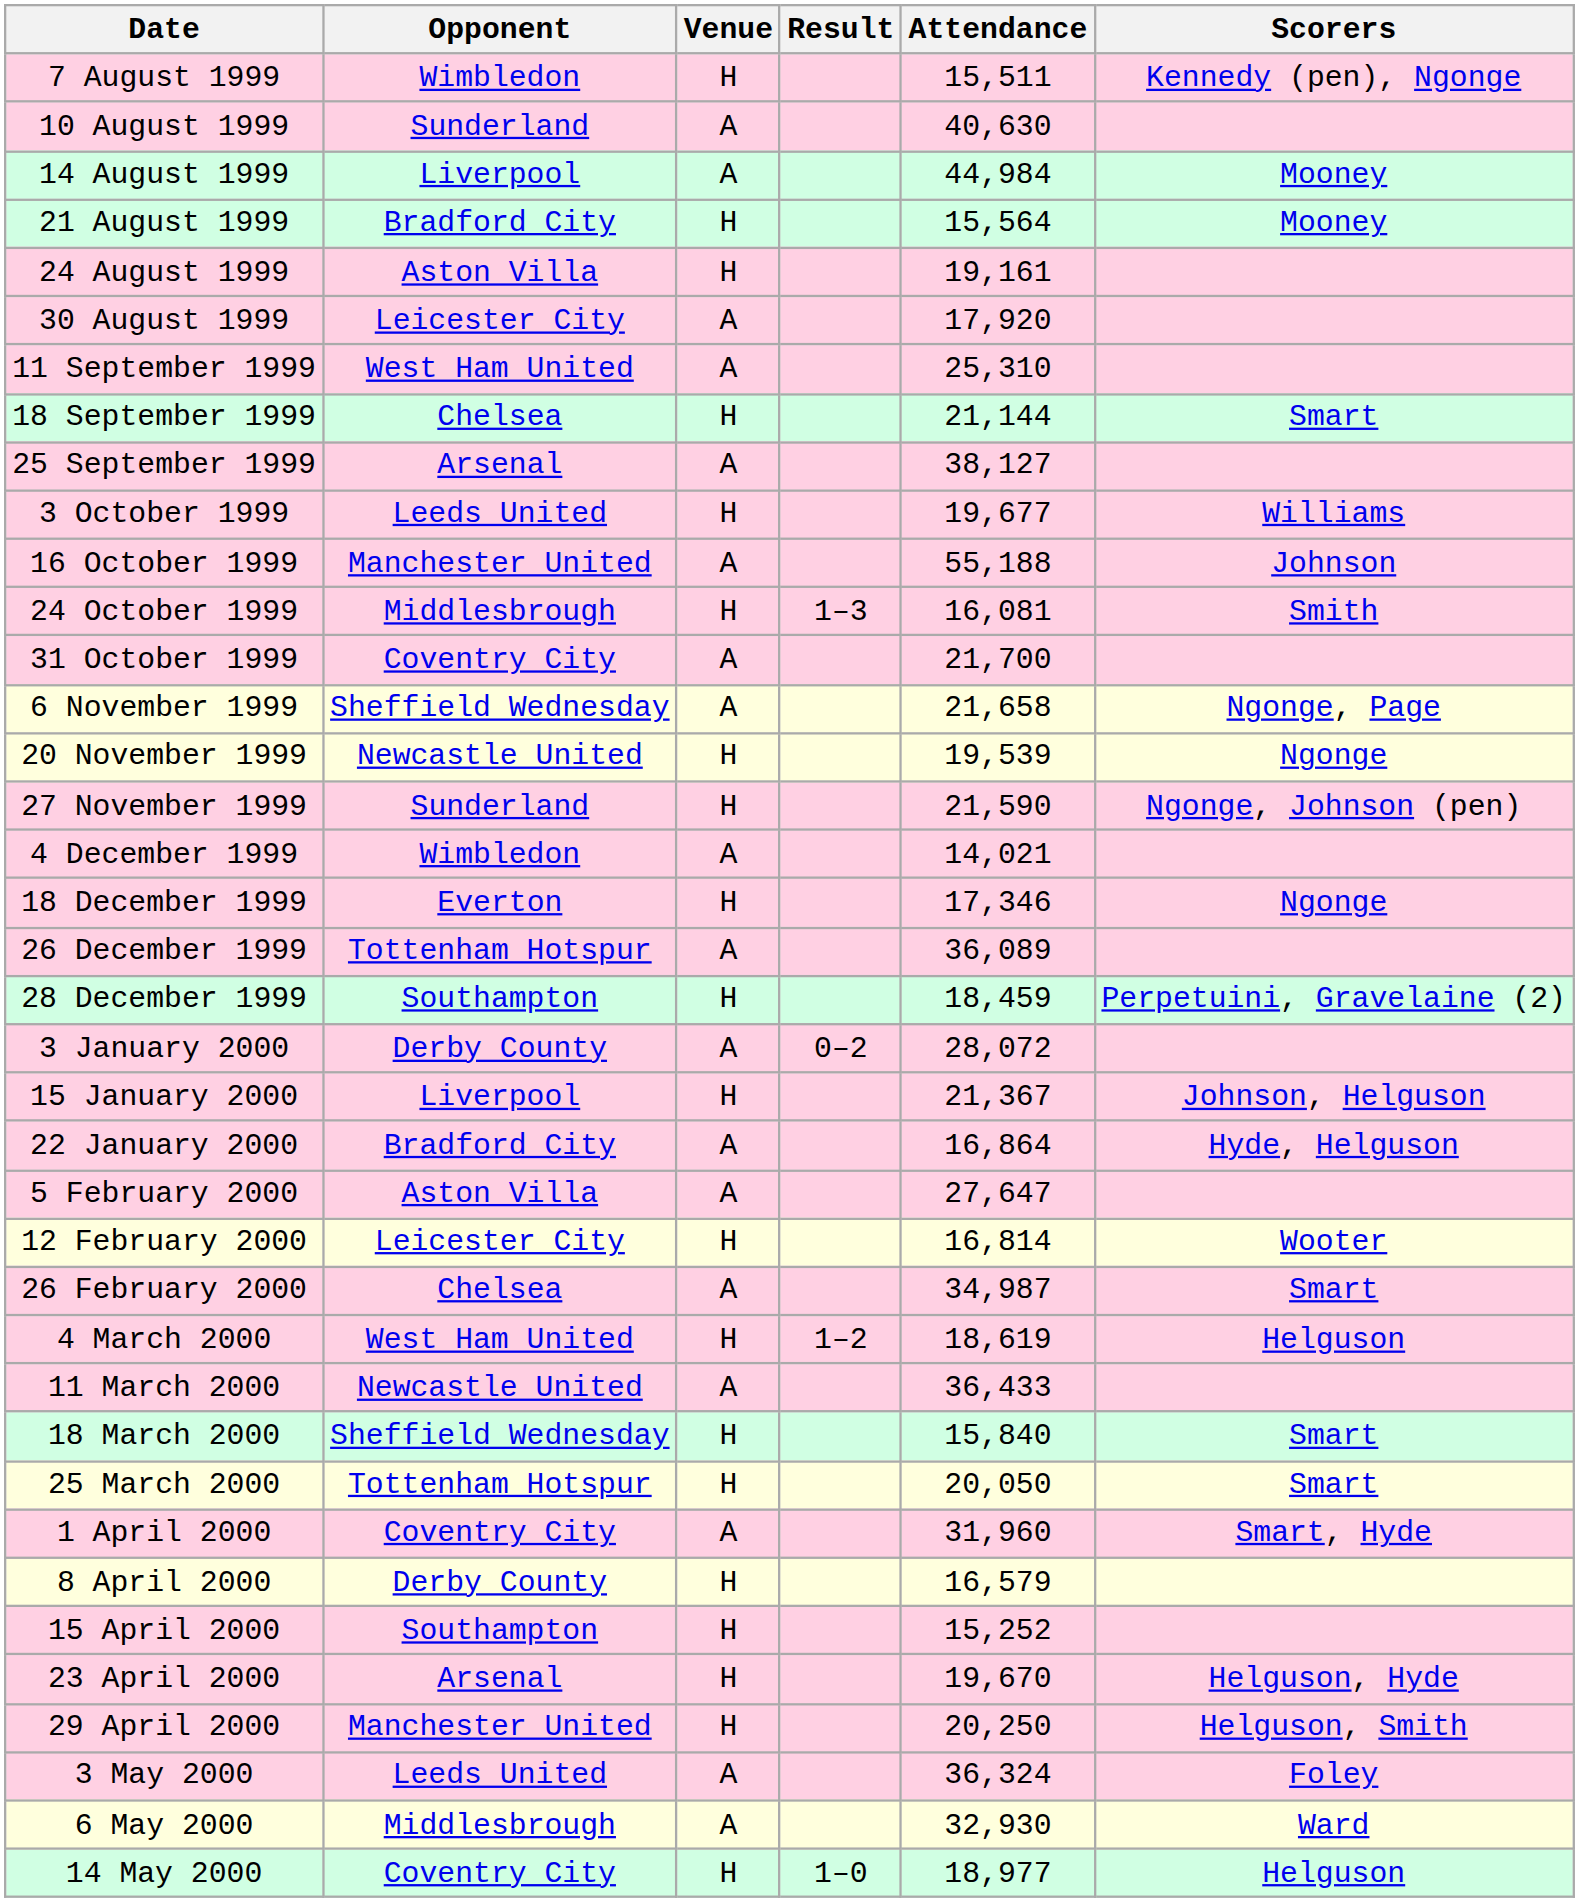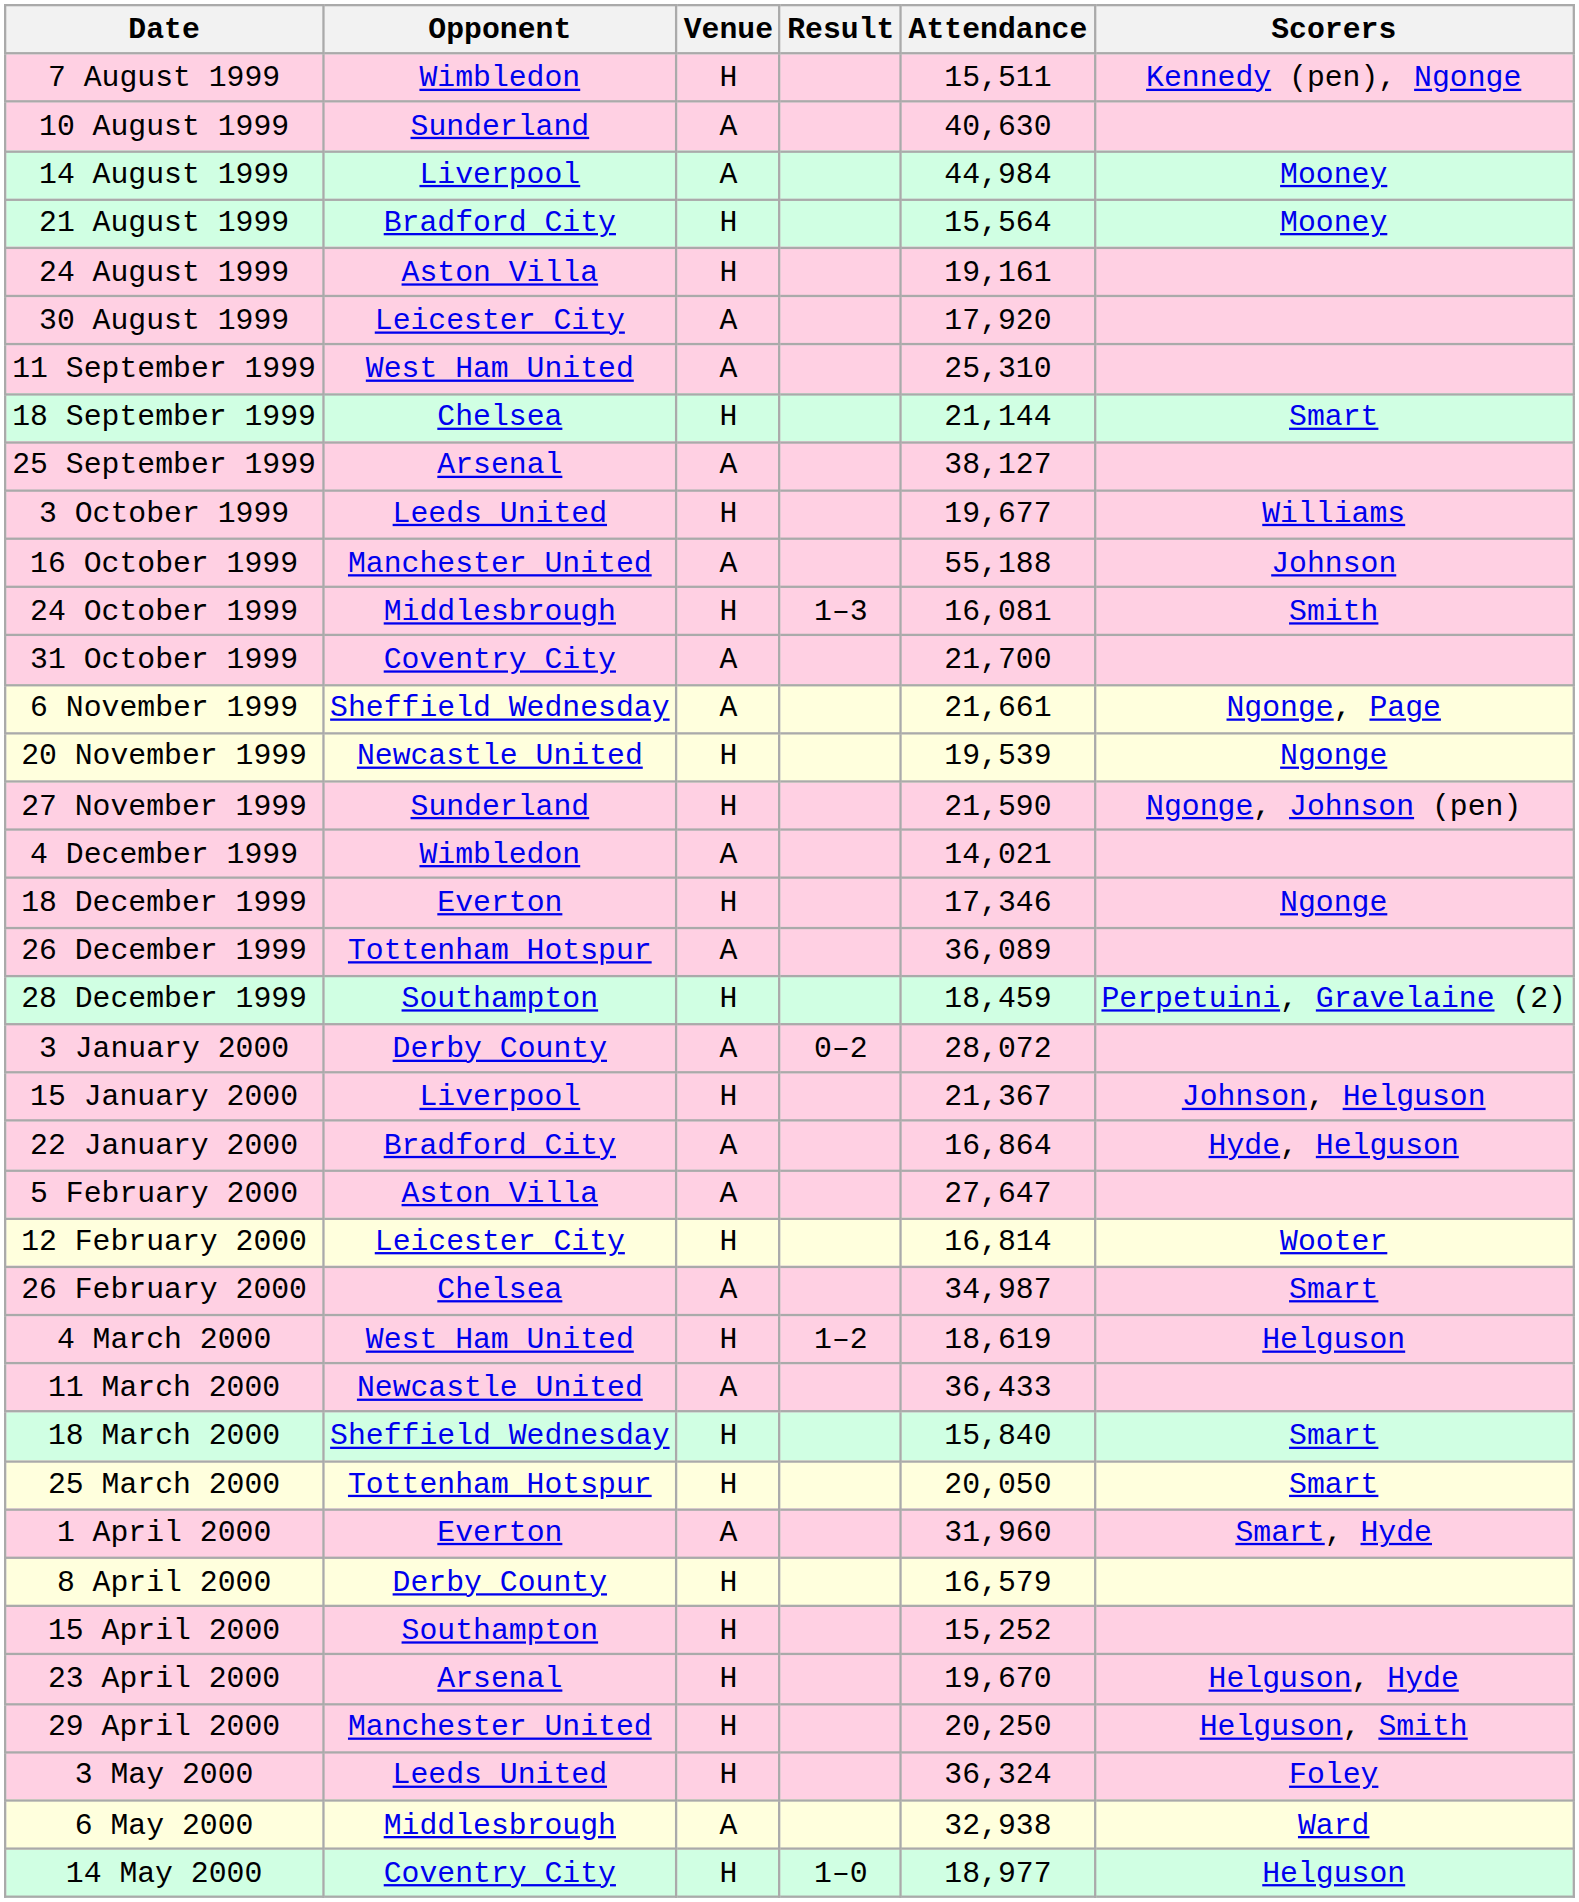(998, 709) 21,658 -> (998, 709) 21,661
(500, 1534) Coventry City -> (500, 1534) Everton
(728, 1776) A -> (728, 1776) H
(998, 1825) 32,930 -> (998, 1825) 32,938
